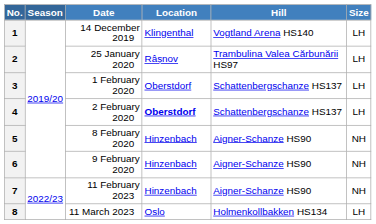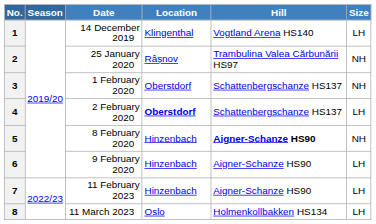(359, 59) LH -> (359, 59) NH
(359, 85) LH -> (359, 85) NH
(262, 138) normal -> (264, 138) bold
(359, 164) NH -> (359, 164) LH
(359, 190) NH -> (359, 190) LH
